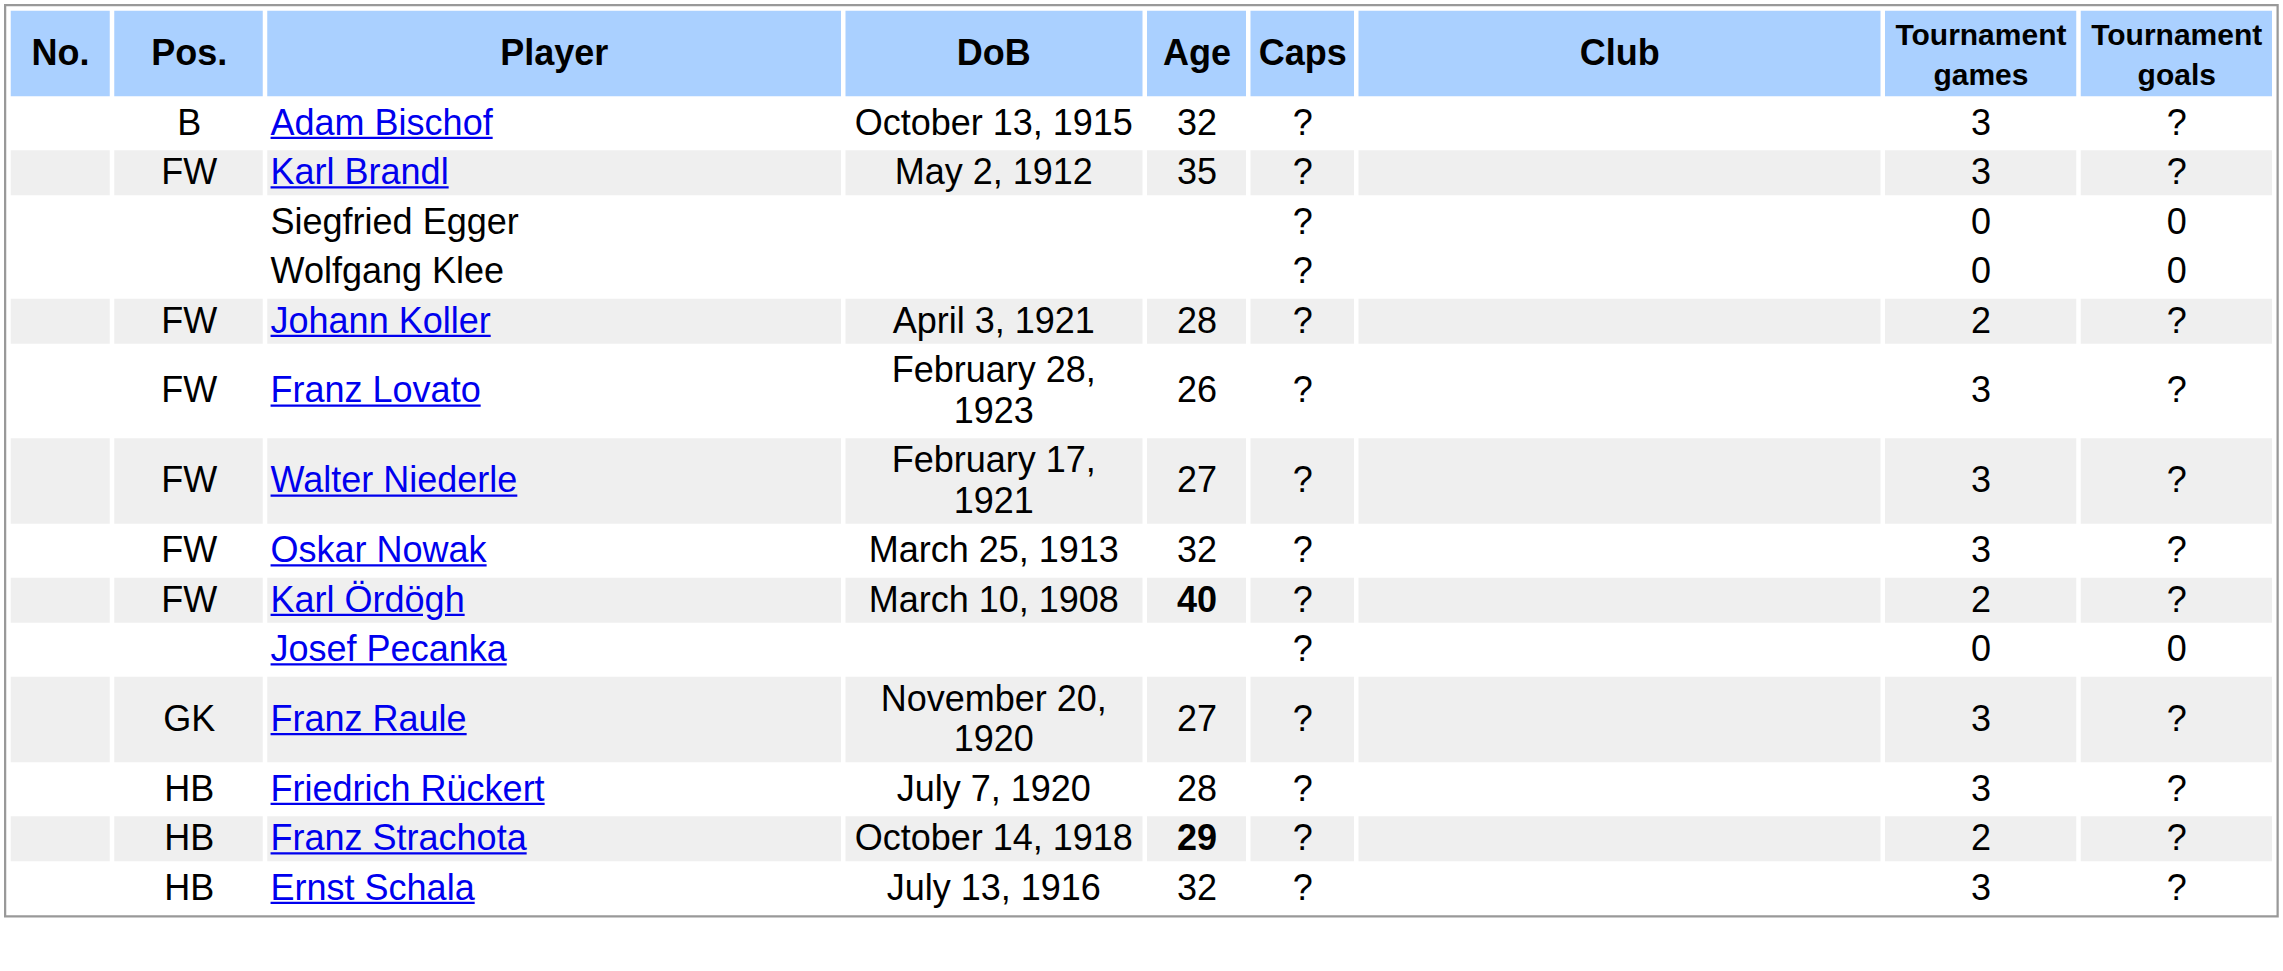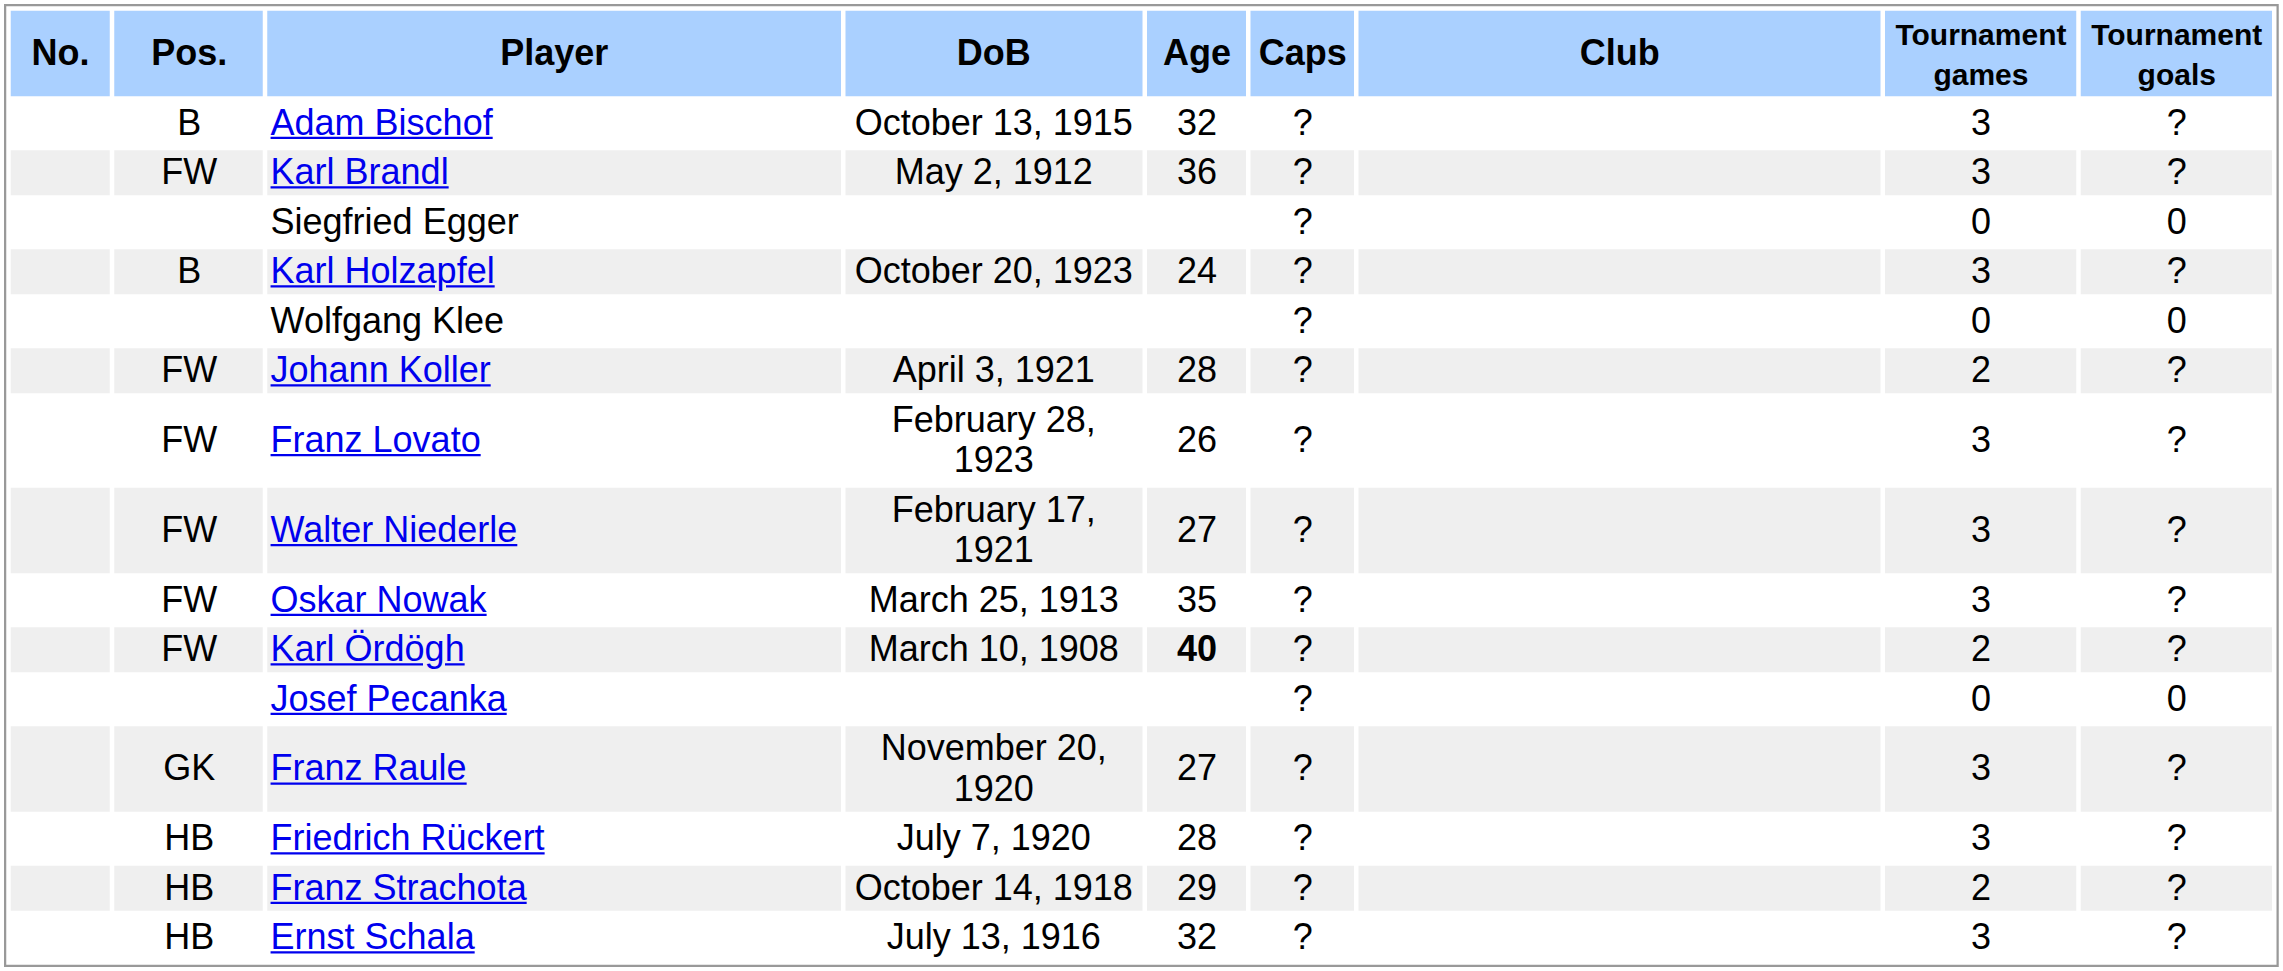(1197, 172) 35 -> (1197, 172) 36
+ row: (383, 271)
(1197, 550) 32 -> (1197, 599) 35
(1197, 838) bold -> (1197, 887) normal
